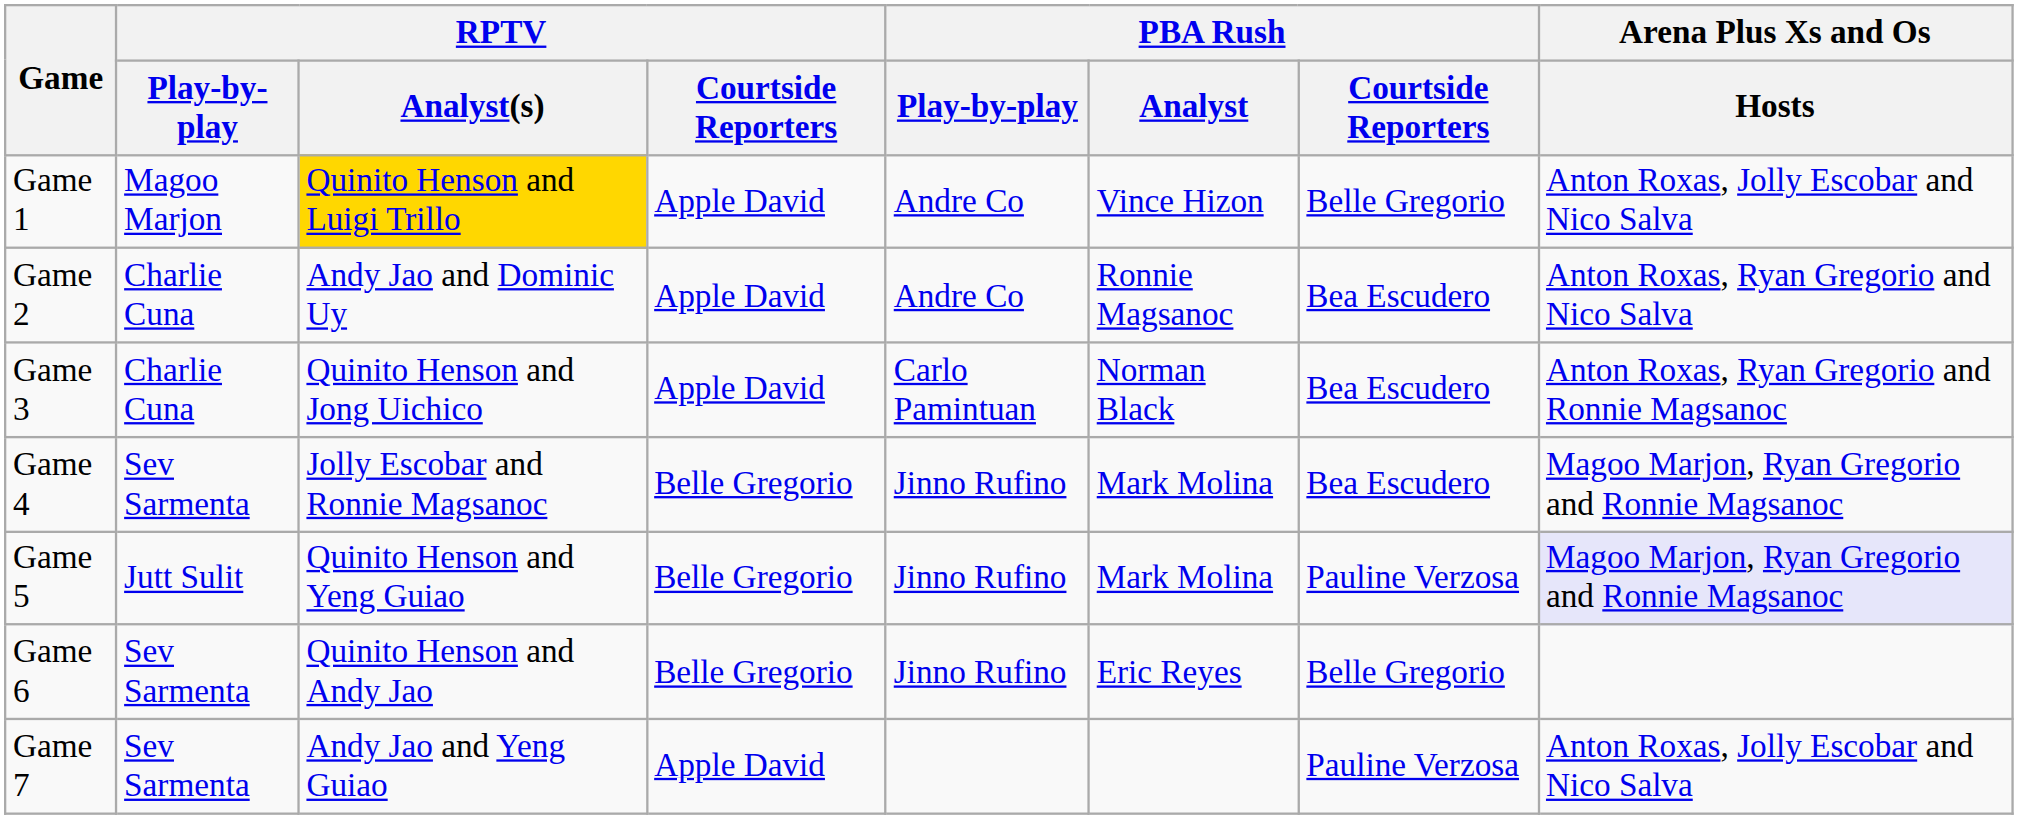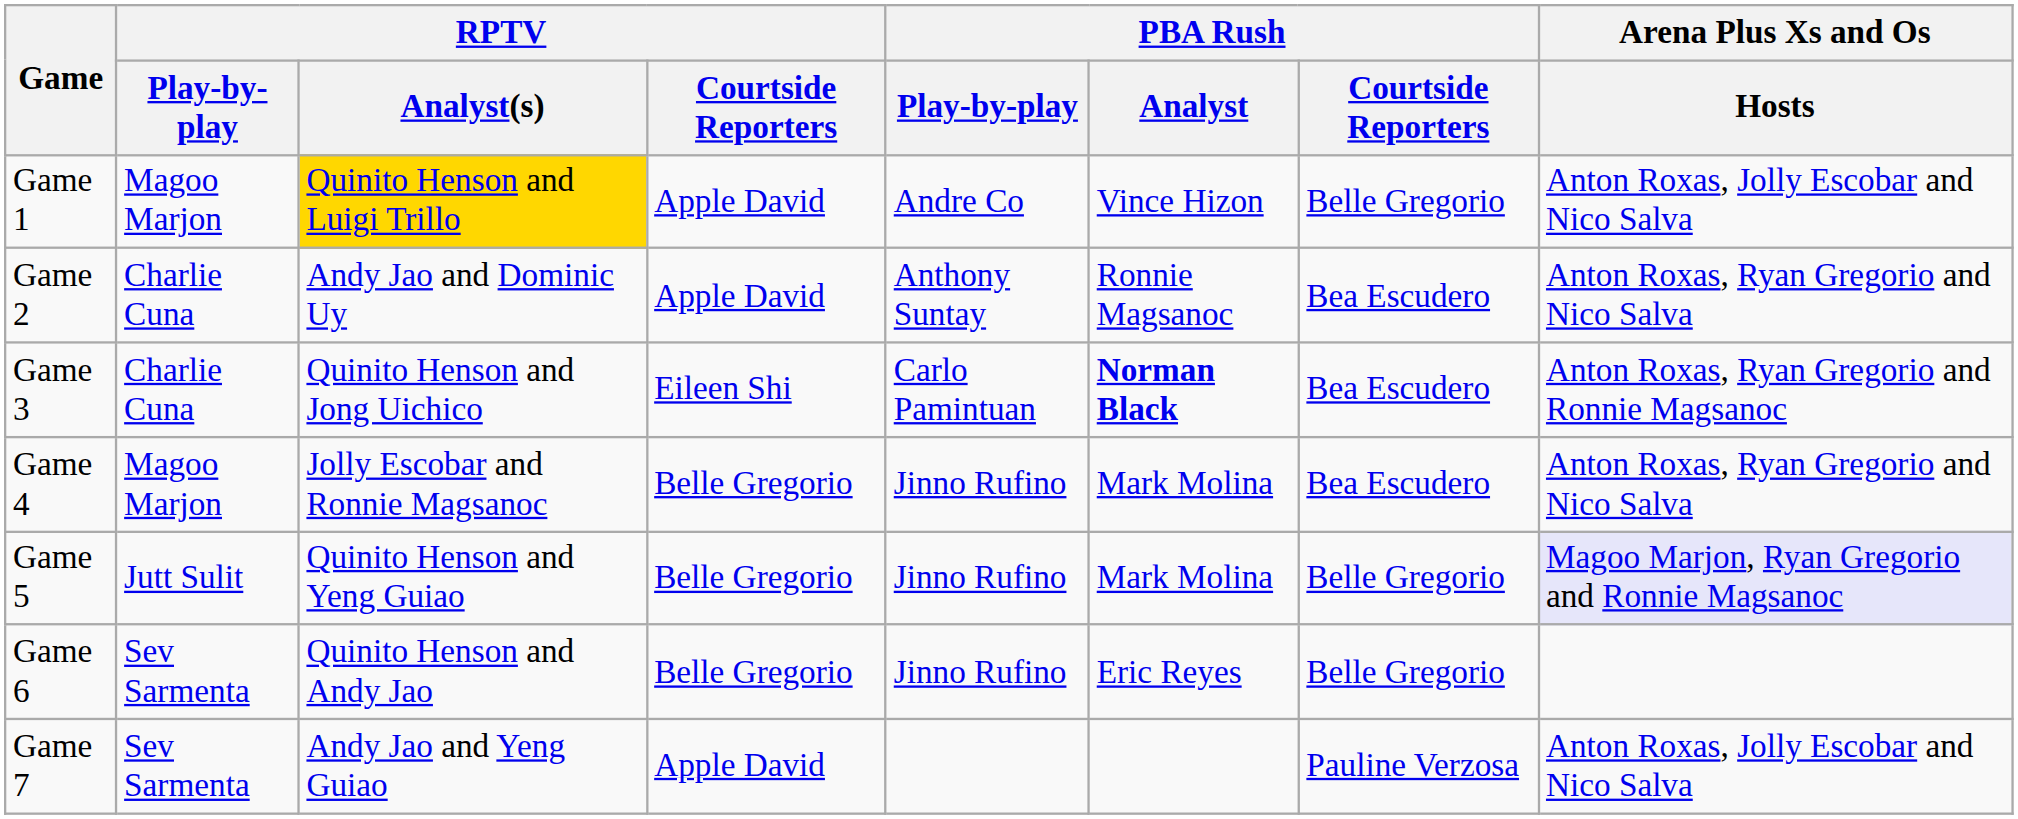(959, 295) Andre Co -> (952, 295) Anthony Suntay
(740, 389) Apple David -> (723, 389) Eileen Shi
(1151, 389) normal -> (1156, 389) bold
(187, 483) Sev Sarmenta -> (173, 483) Magoo Marjon
(1753, 483) Magoo Marjon, Ryan Gregorio and Ronnie Magsanoc -> (1768, 483) Anton Roxas, Ryan Gregorio and Nico Salva
(1413, 577) Pauline Verzosa -> (1406, 577) Belle Gregorio
